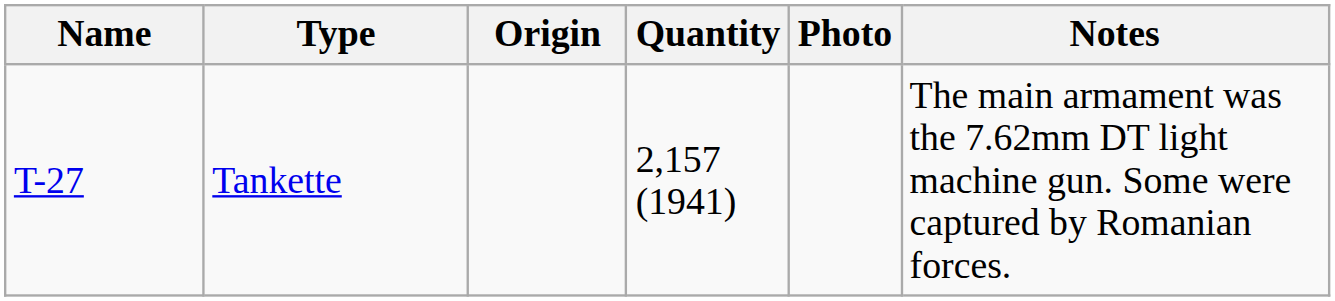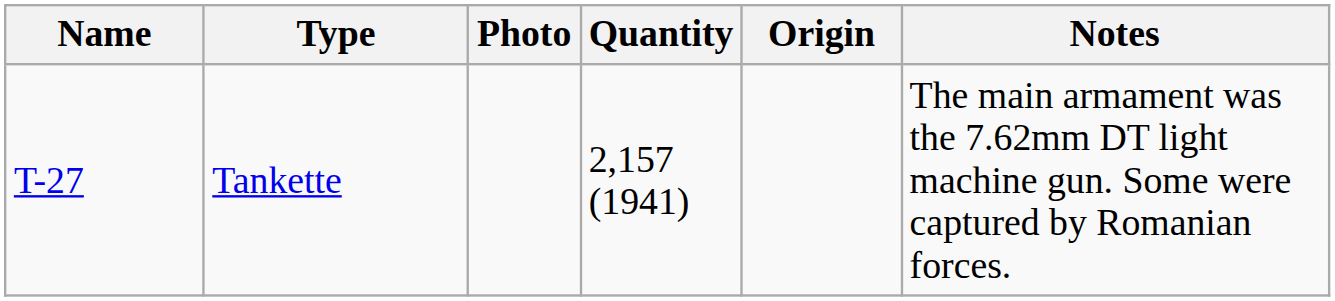columns swapped: (548, 34) <-> (845, 34)
